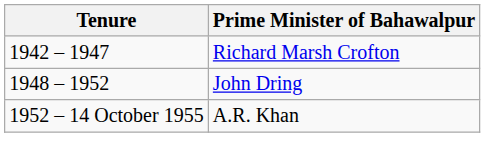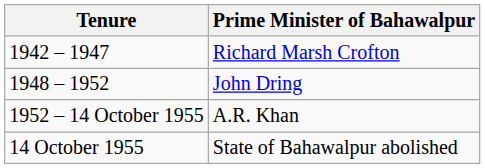+ row: (76, 147)
